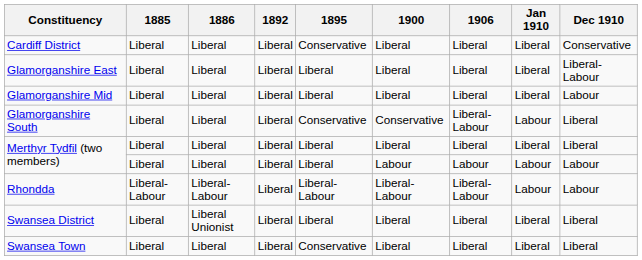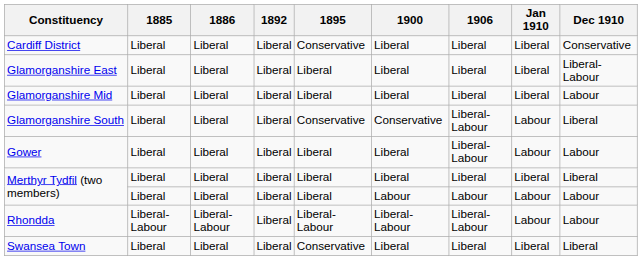+ row: (24, 152)
- row: (51, 221)
